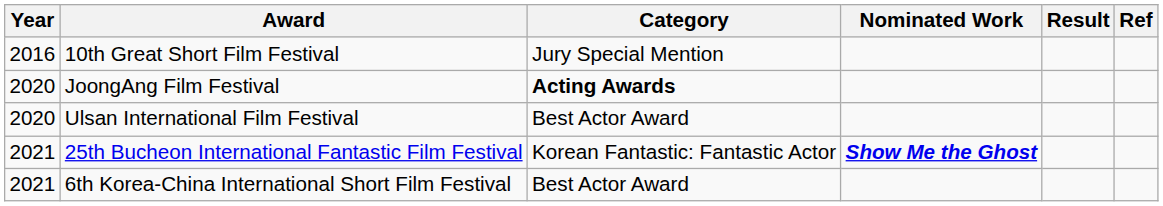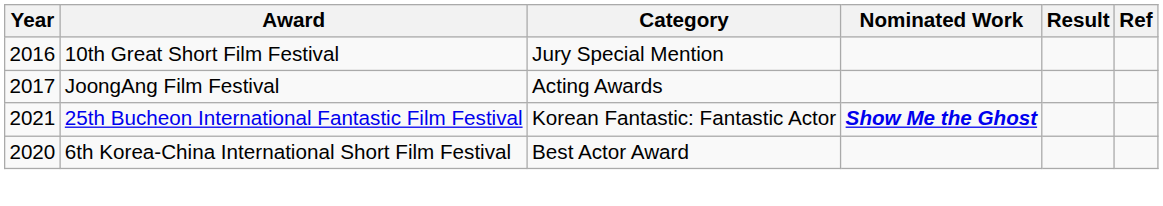(32, 86) 2020 -> (32, 86) 2017
(604, 86) bold -> (597, 86) normal
- row: (212, 119)
(32, 184) 2021 -> (32, 151) 2020
